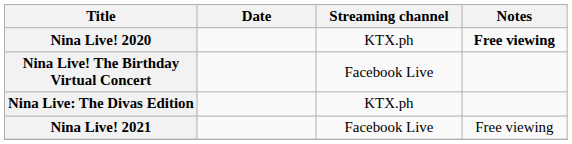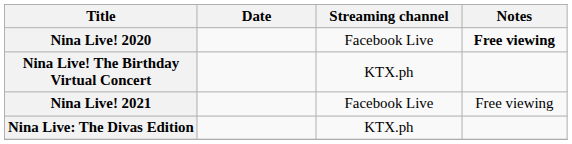(389, 39) KTX.ph -> (389, 39) Facebook Live
(389, 71) Facebook Live -> (389, 71) KTX.ph
rows swapped: (101, 127) <-> (101, 103)
